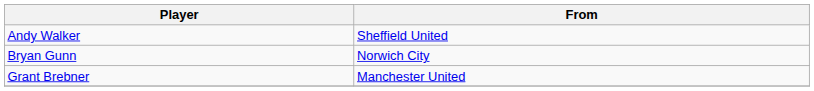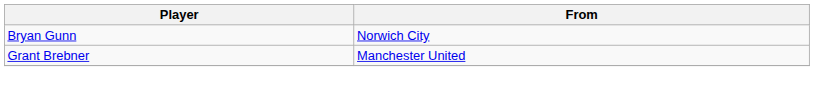- row: (44, 35)
